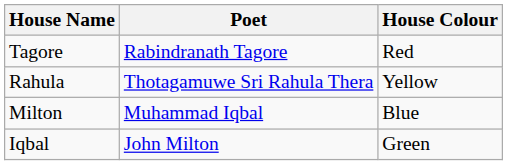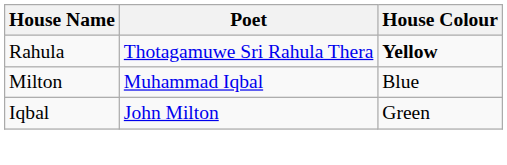- row: (36, 50)
(410, 81) normal -> (410, 50) bold
